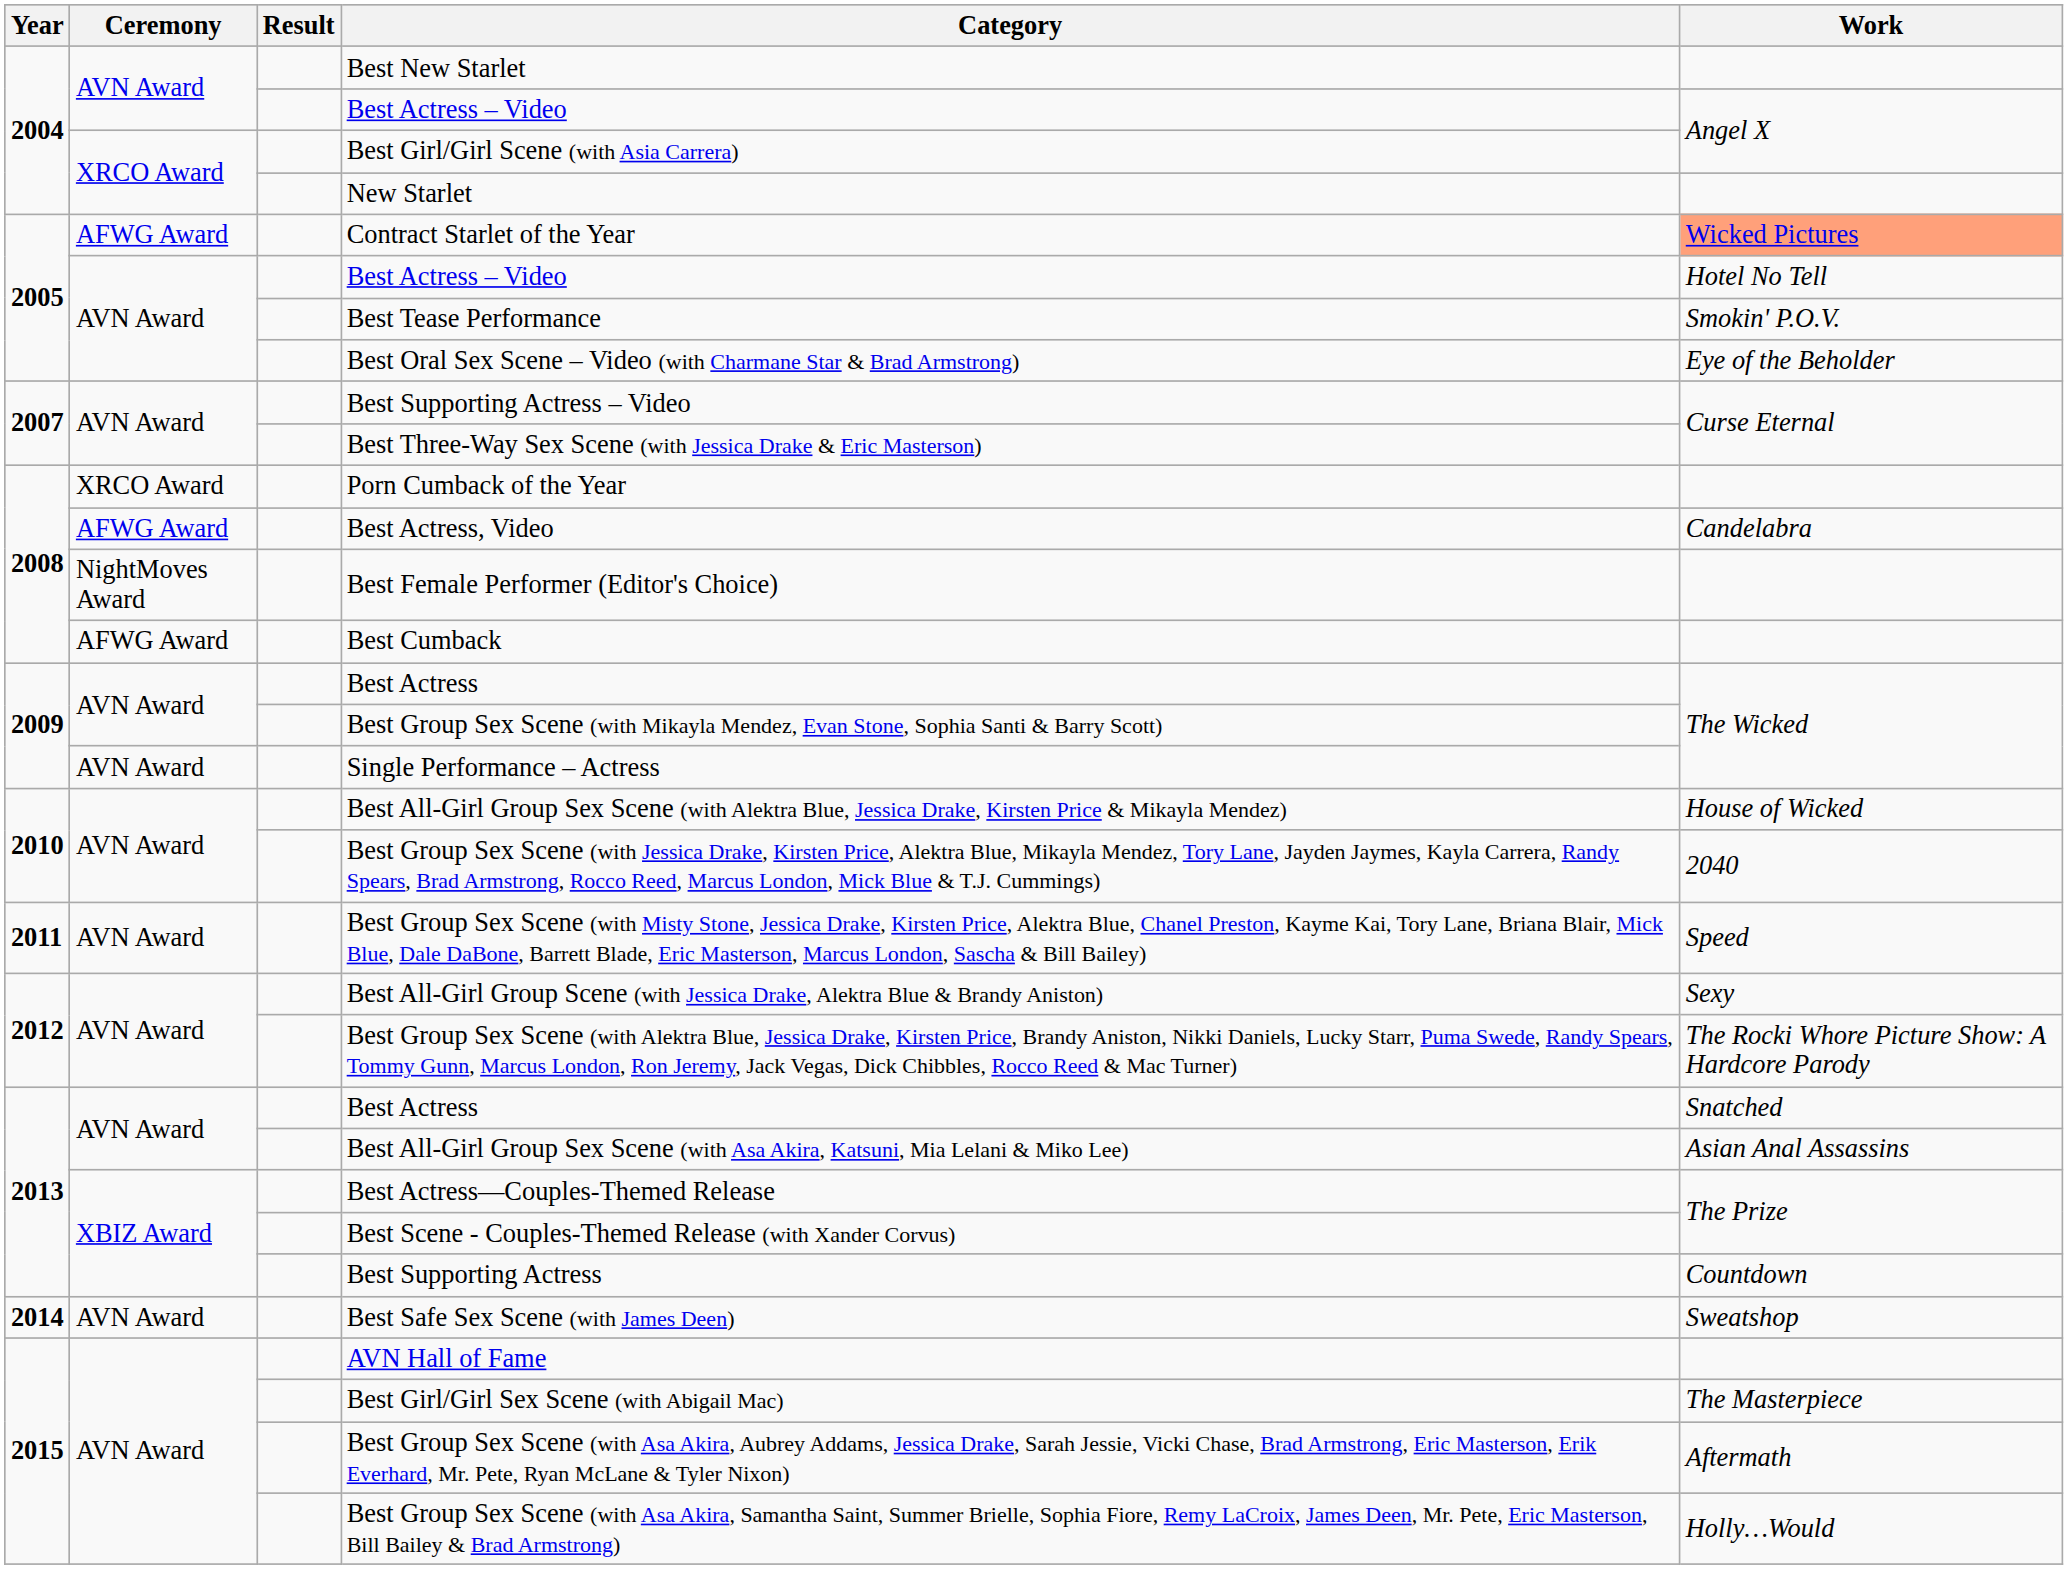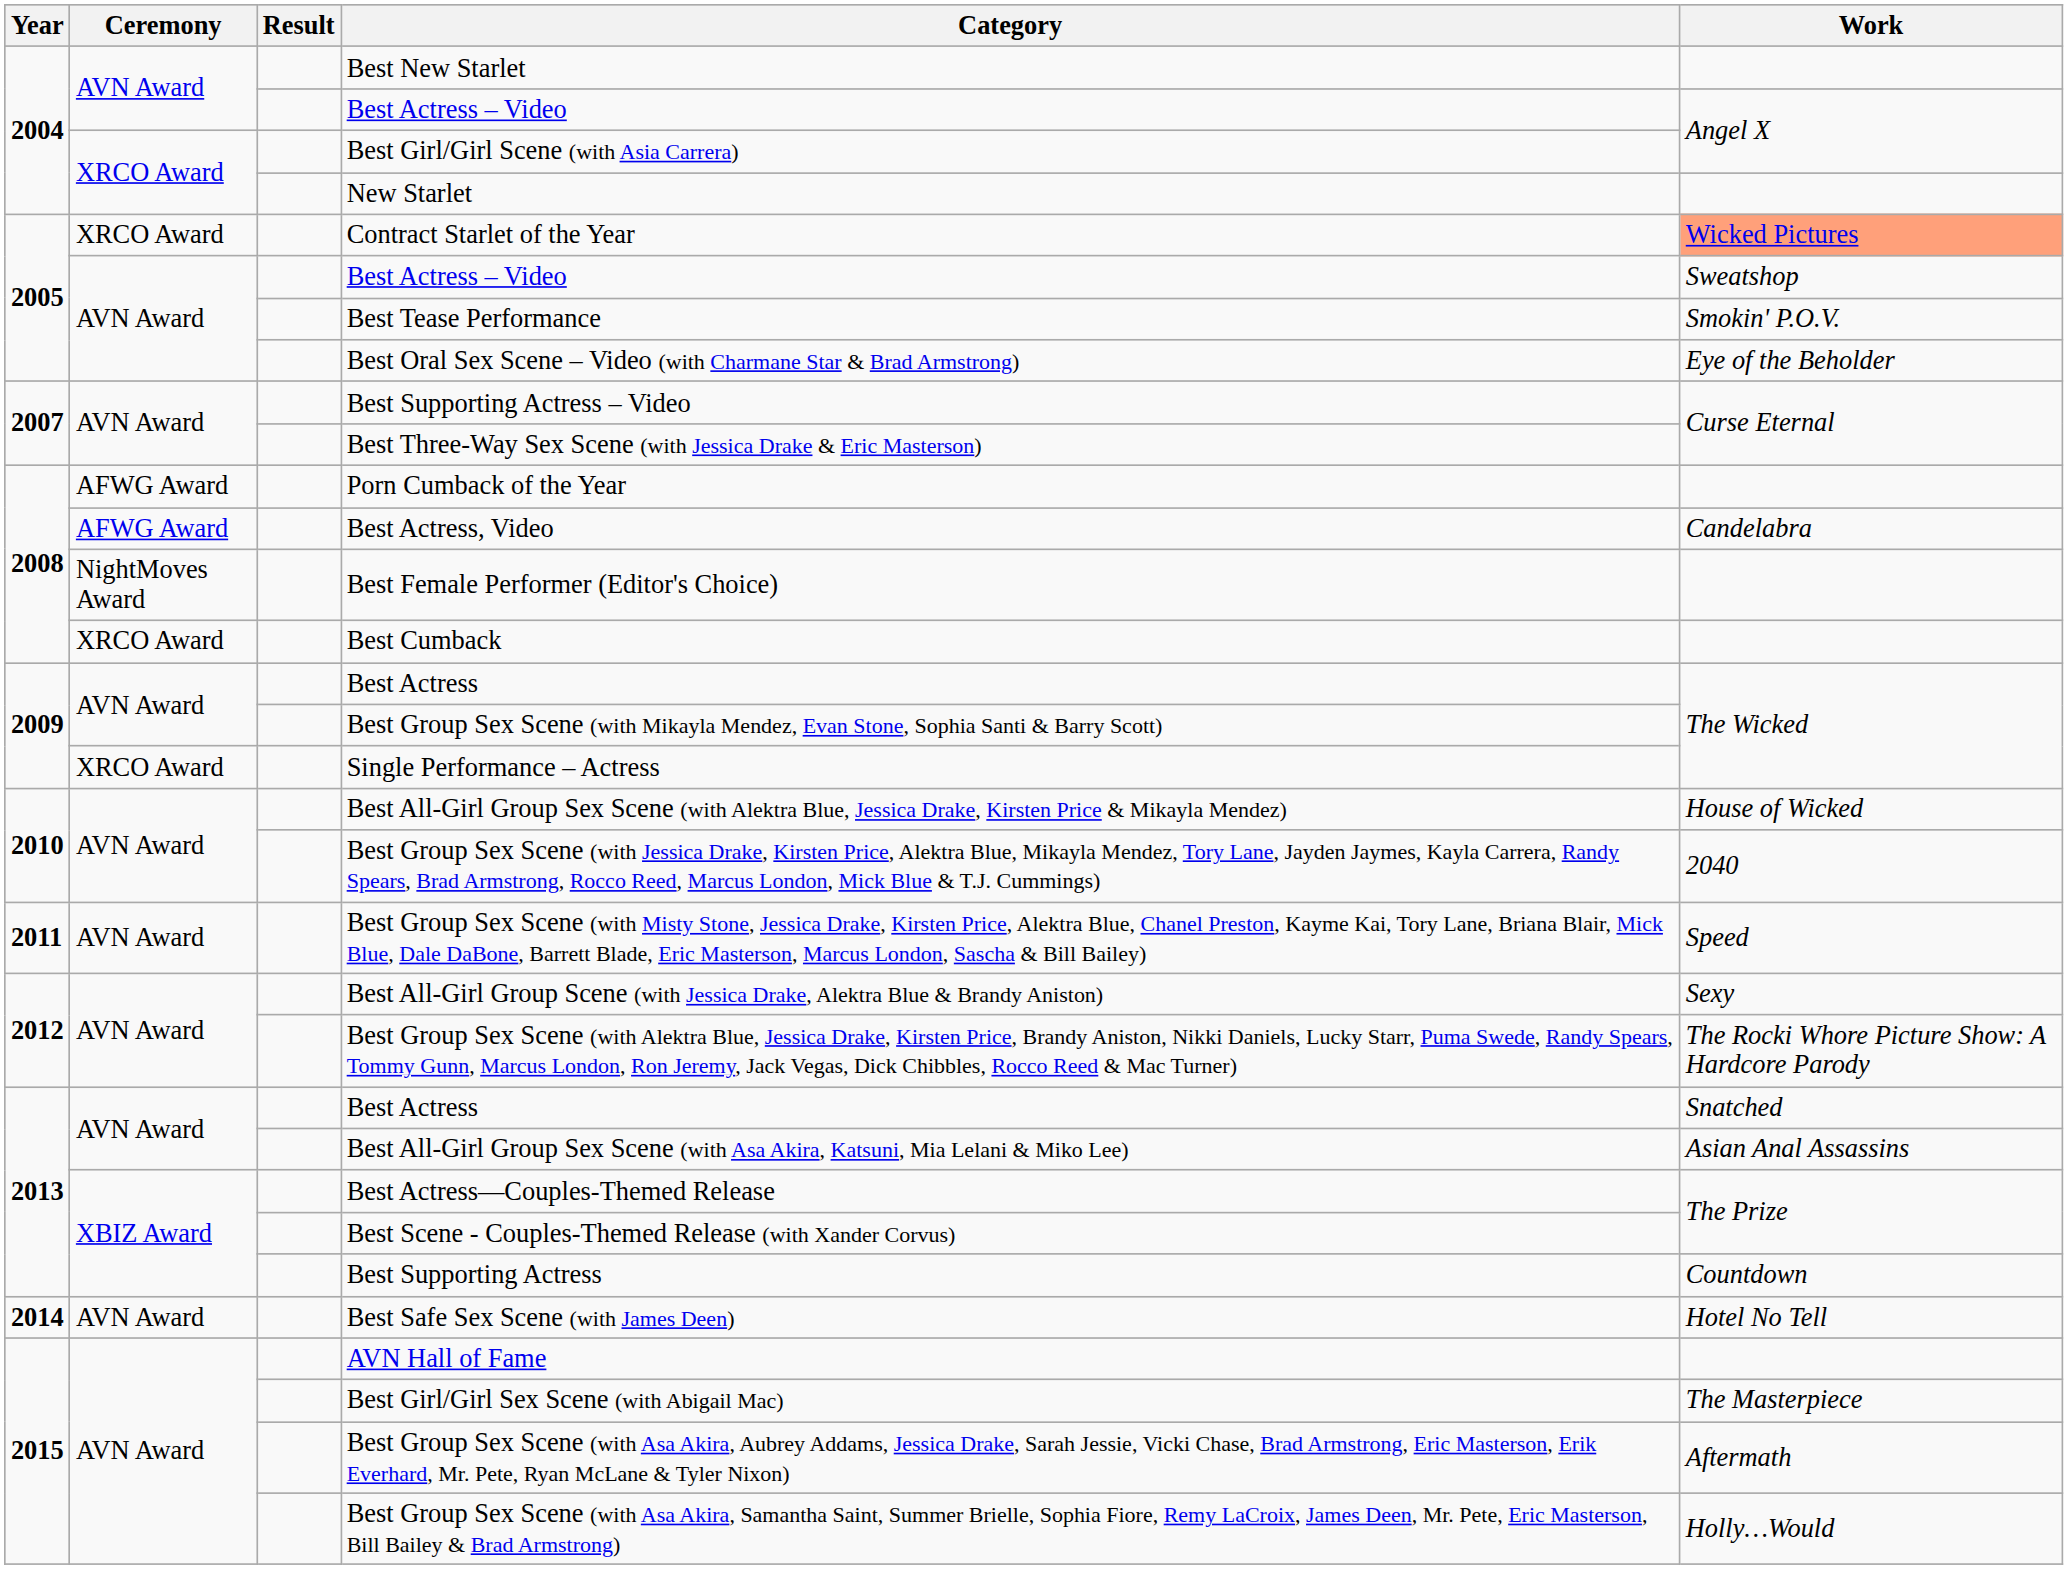(152, 234) AFWG Award -> (150, 234) XRCO Award
(1756, 276) Hotel No Tell -> (1742, 276) Sweatshop
(150, 485) XRCO Award -> (152, 485) AFWG Award
(152, 641) AFWG Award -> (150, 641) XRCO Award
(140, 766) AVN Award -> (150, 766) XRCO Award
(1742, 1316) Sweatshop -> (1756, 1316) Hotel No Tell
